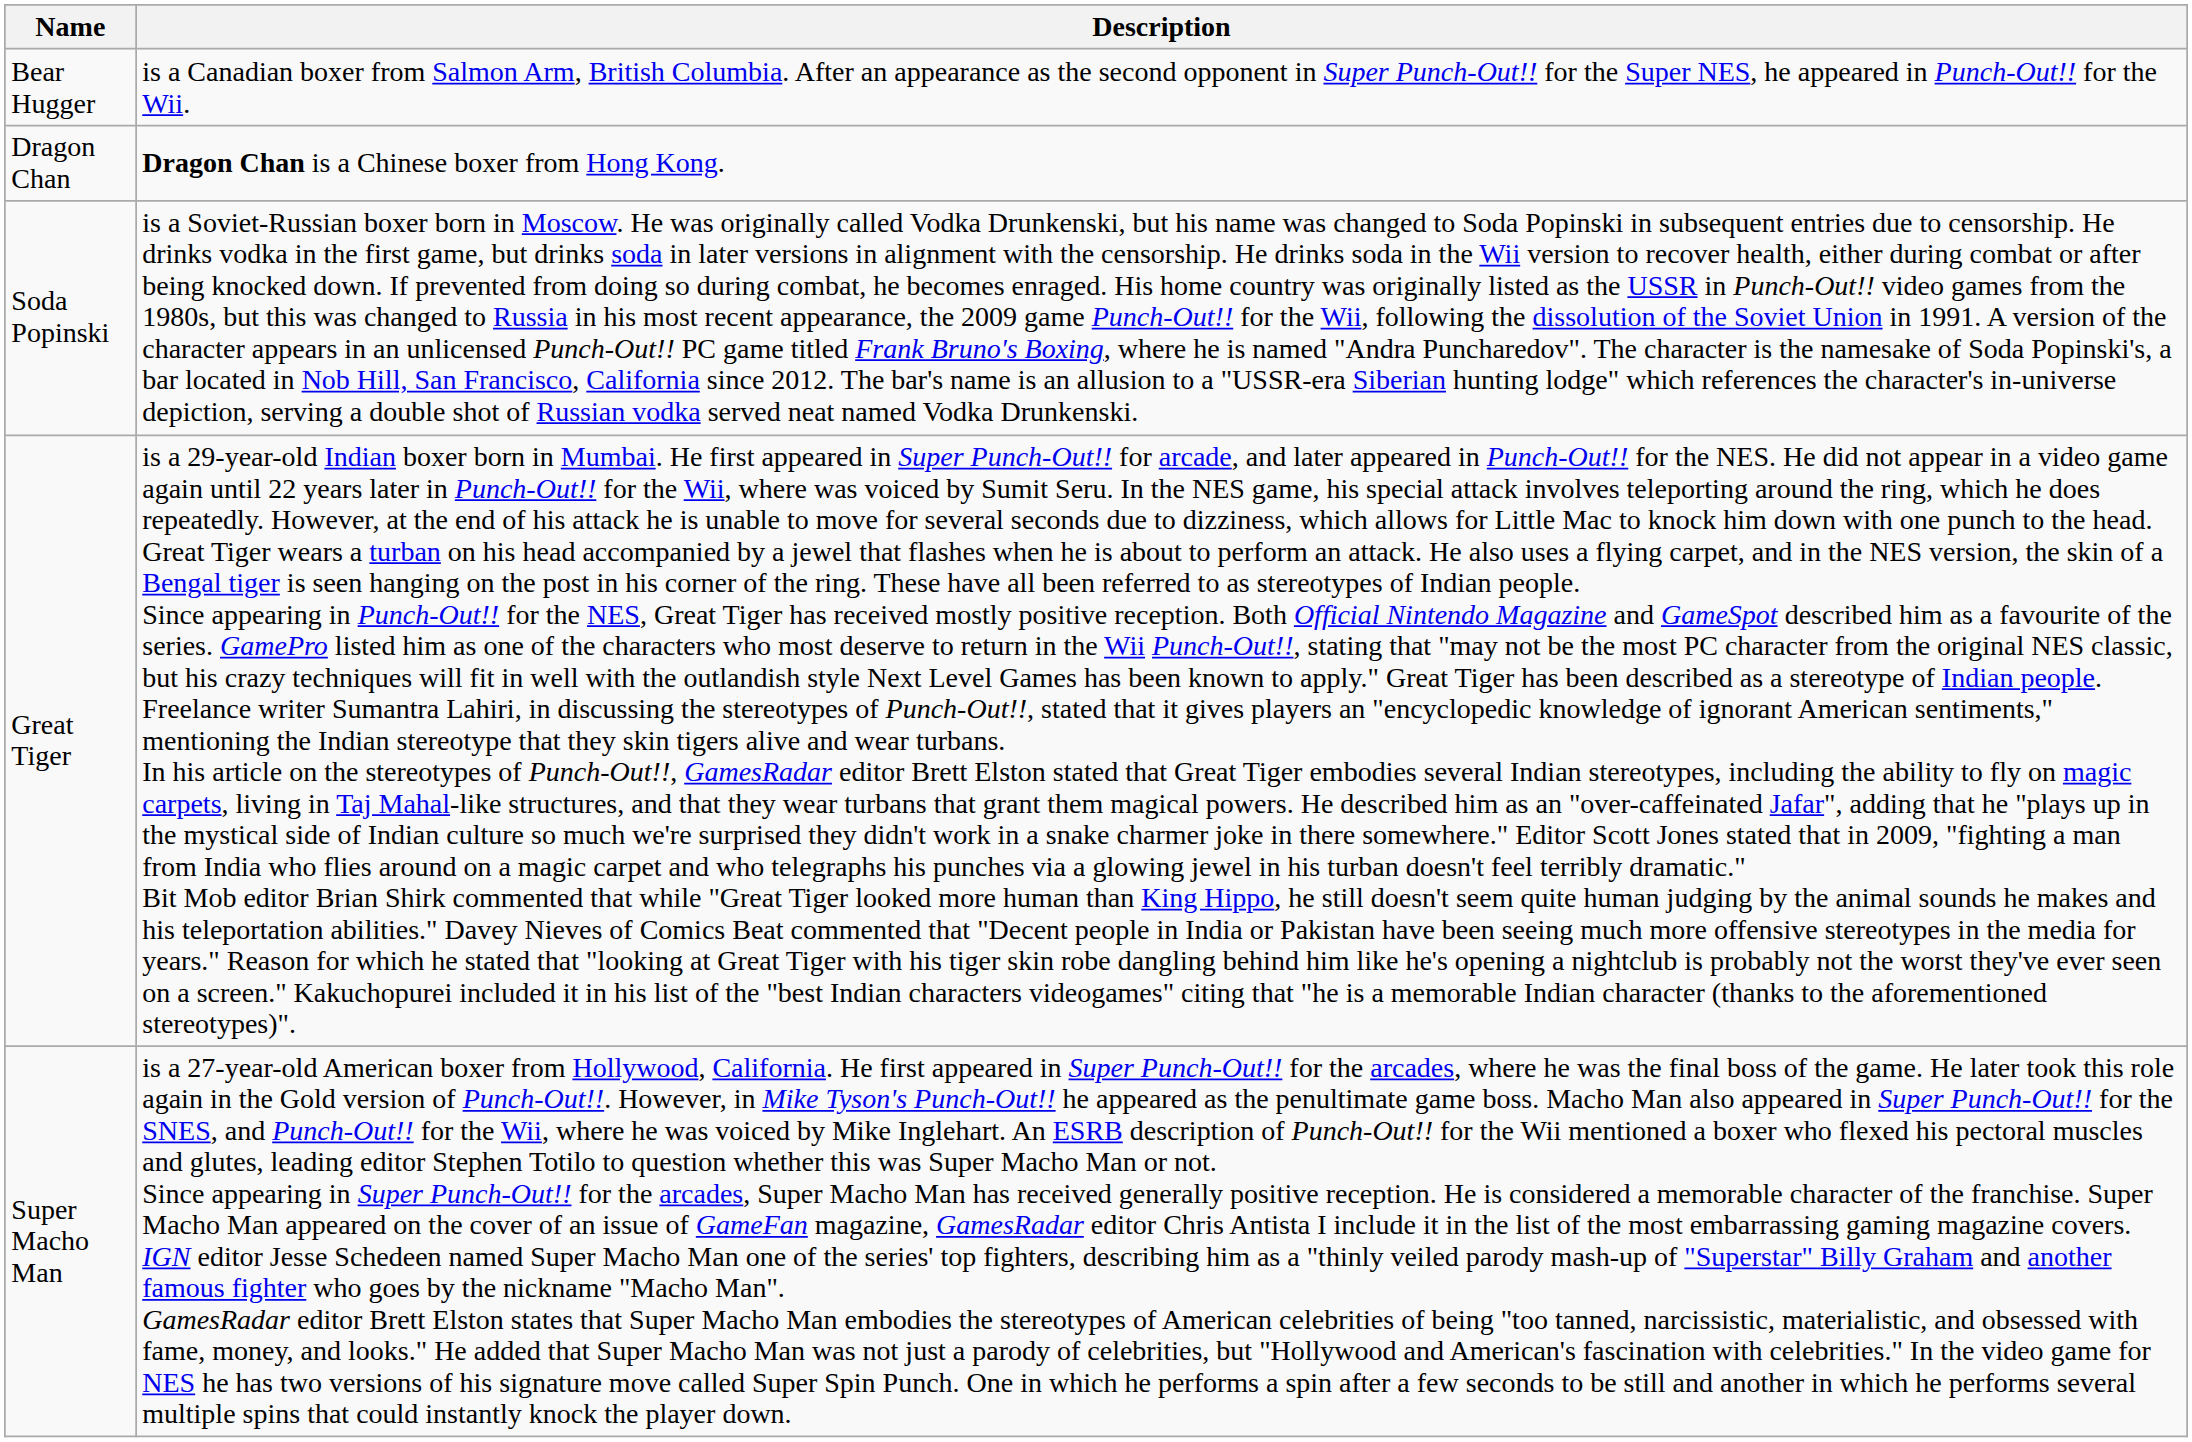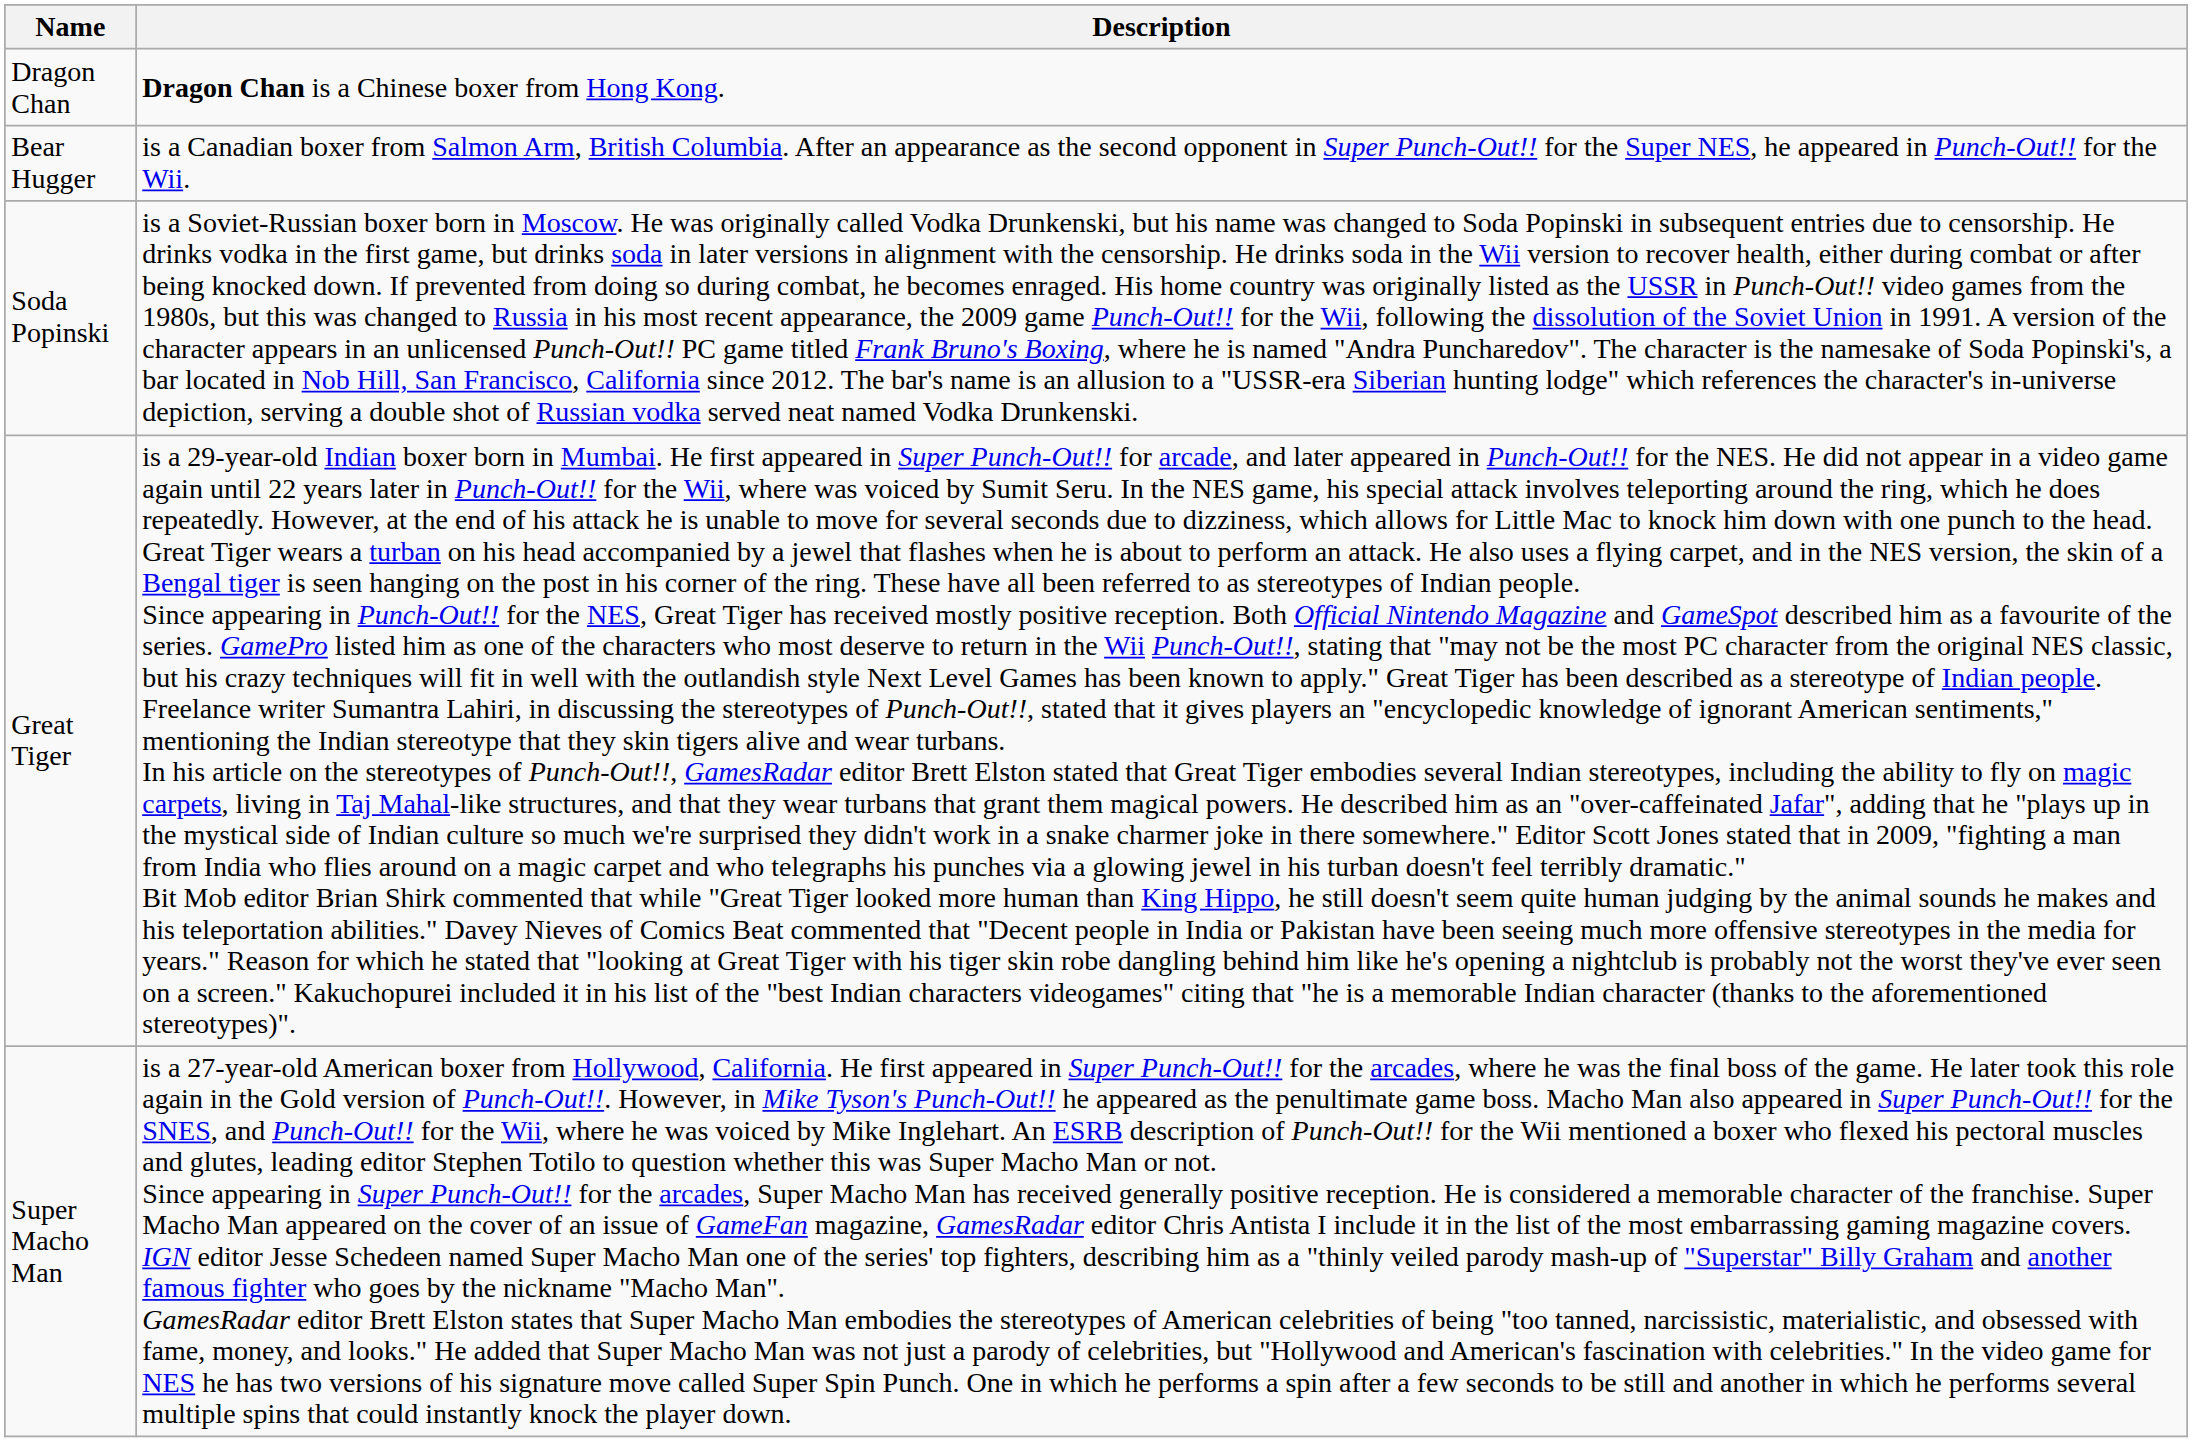rows swapped: (53, 86) <-> (53, 162)
